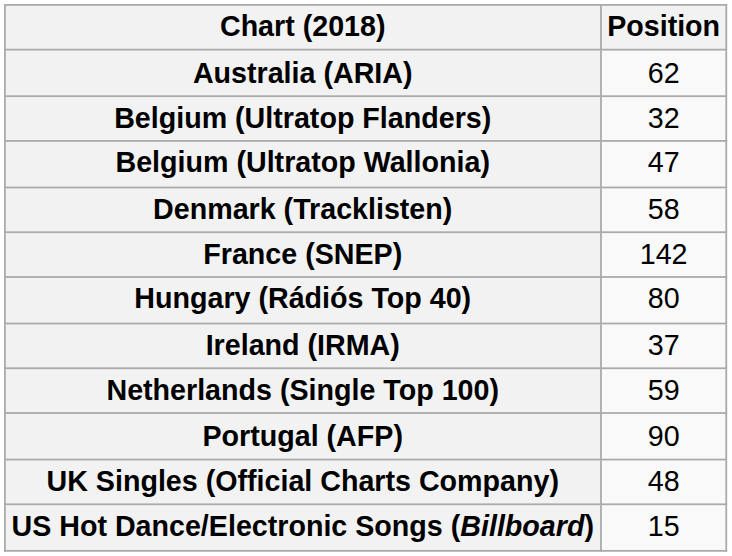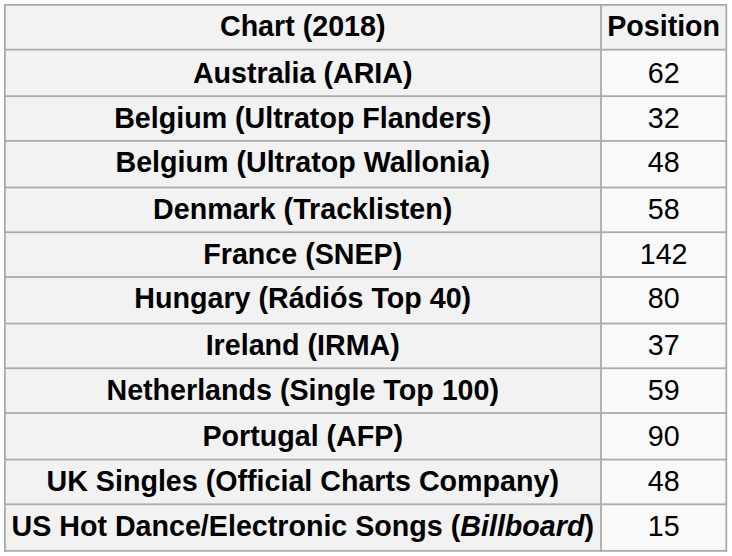(664, 163) 47 -> (664, 163) 48
